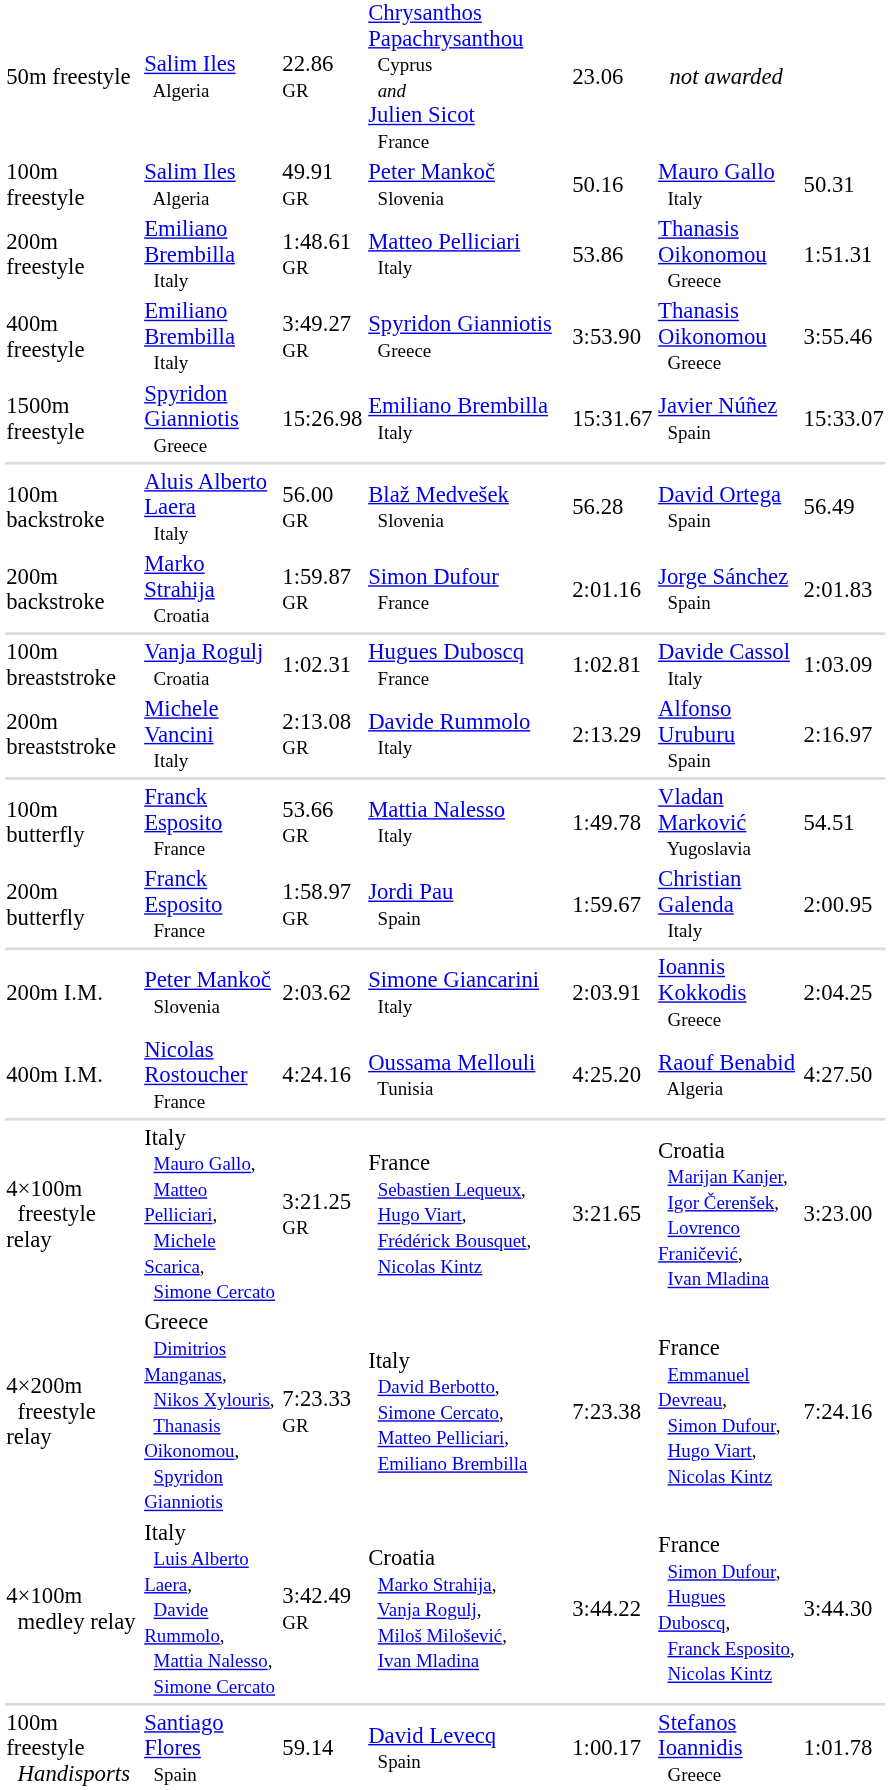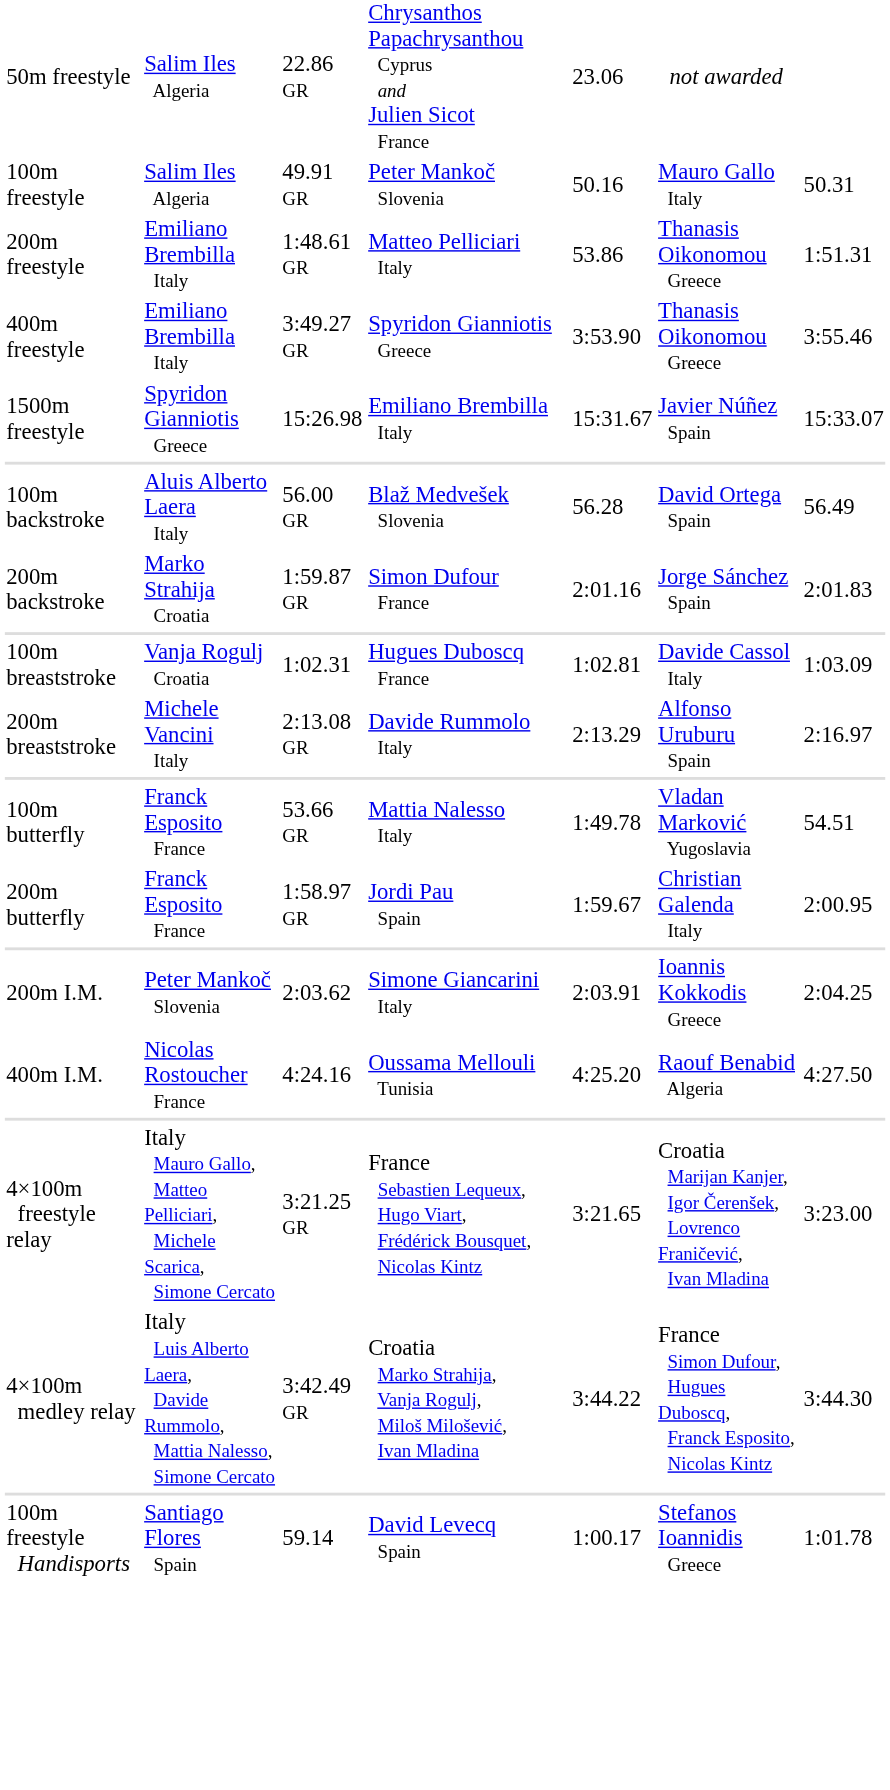- row: (51, 1411)
